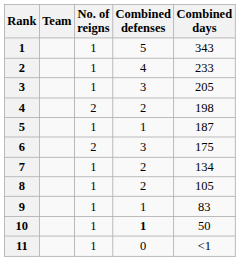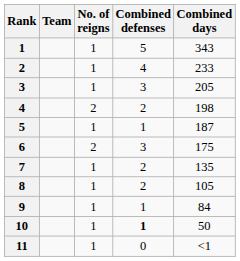(204, 166) 134 -> (204, 166) 135
(204, 206) 83 -> (204, 206) 84
